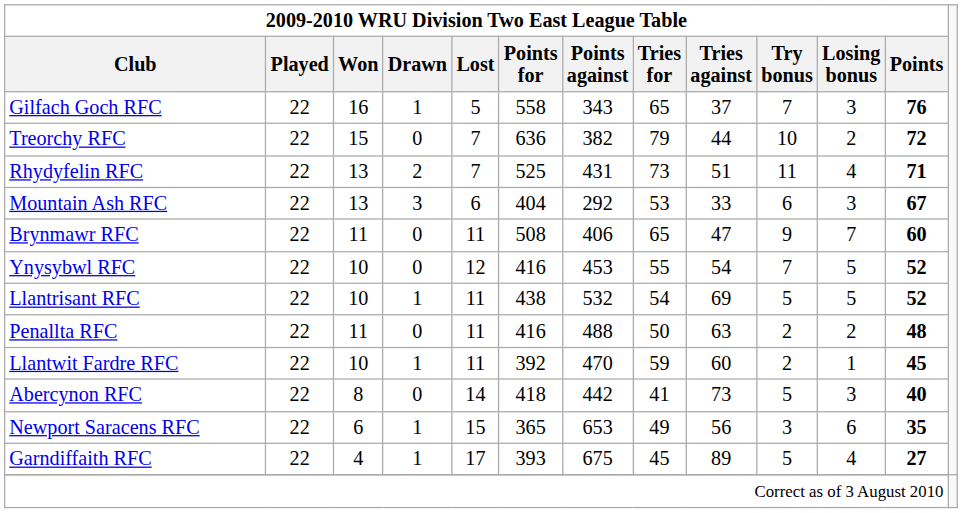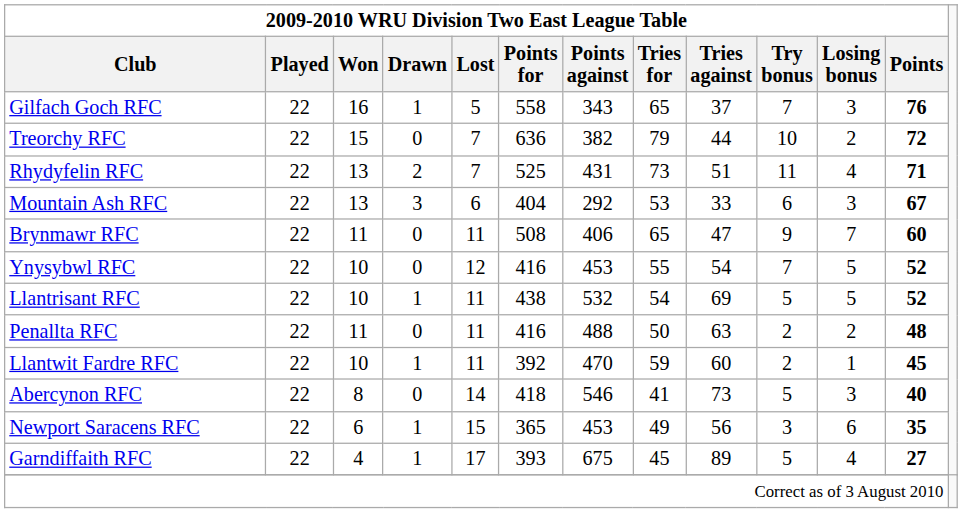(598, 395) 442 -> (598, 395) 546
(598, 426) 653 -> (598, 426) 453
